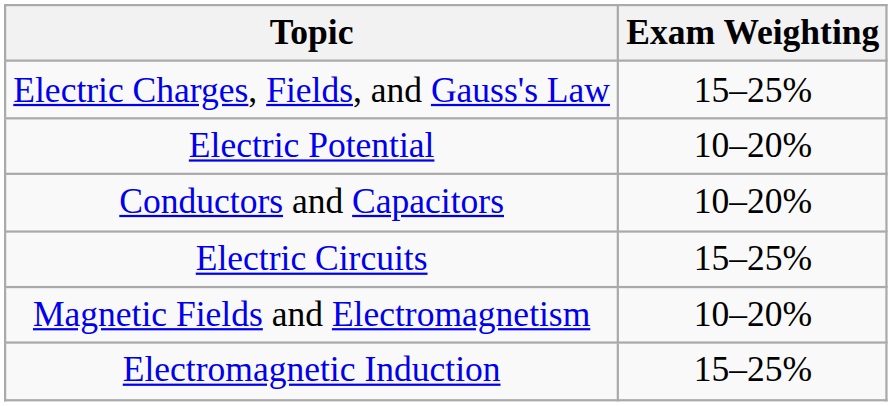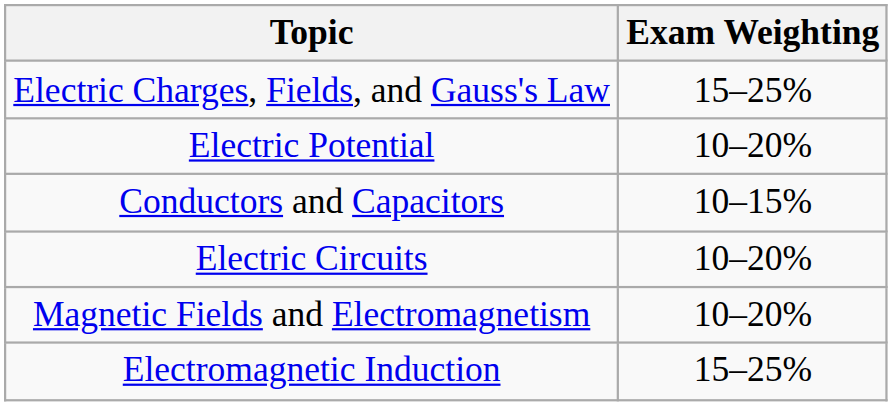(753, 201) 10–20% -> (753, 201) 10–15%
(753, 257) 15–25% -> (753, 257) 10–20%
